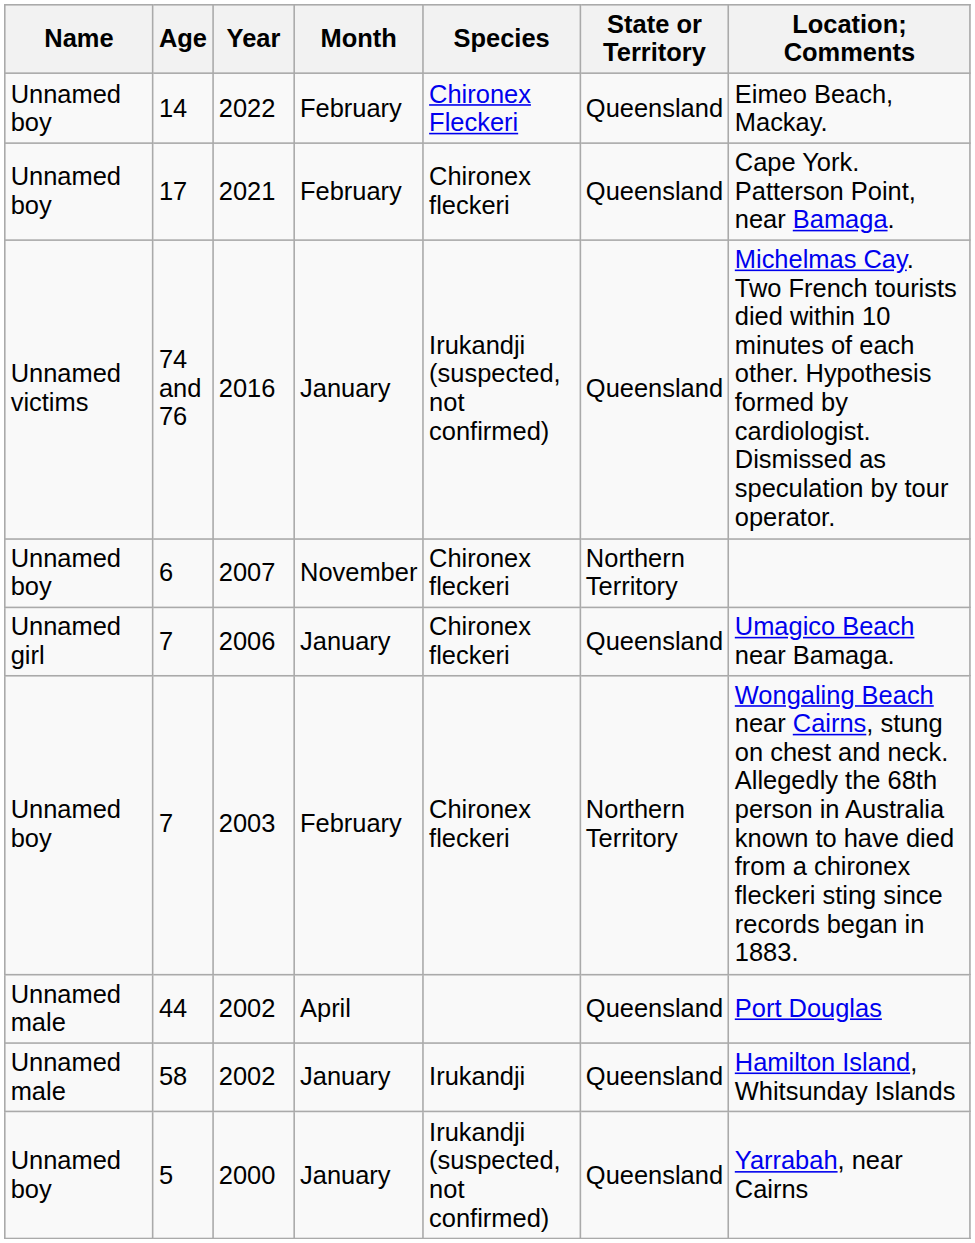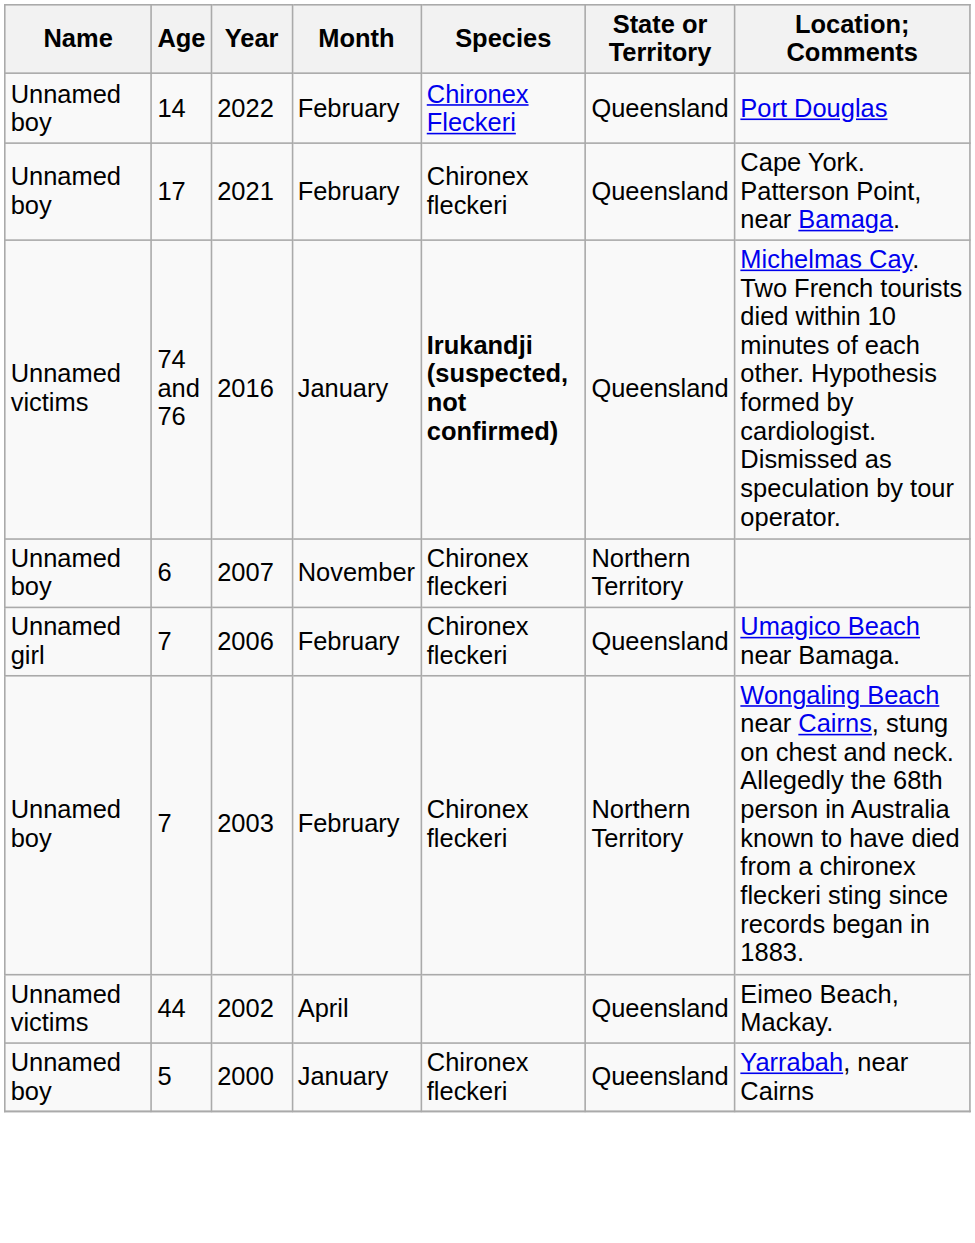(814, 107) Eimeo Beach, Mackay. -> (814, 107) Port Douglas
(495, 388) normal -> (497, 388) bold
(345, 641) January -> (349, 641) February
(66, 1008) Unnamed male -> (66, 1008) Unnamed victims
(808, 1008) Port Douglas -> (820, 1008) Eimeo Beach, Mackay.
- row: (173, 1077)
(495, 1174) Irukandji (suspected, not confirmed) -> (478, 1077) Chironex fleckeri
